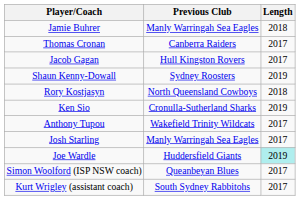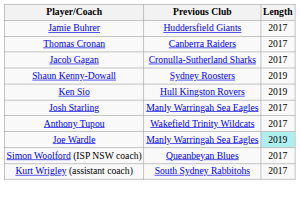(202, 28) Manly Warringah Sea Eagles -> (202, 28) Huddersfield Giants
(278, 28) 2018 -> (278, 28) 2017
(202, 60) Hull Kingston Rovers -> (202, 60) Cronulla-Sutherland Sharks
- row: (74, 92)
(202, 108) Cronulla-Sutherland Sharks -> (202, 92) Hull Kingston Rovers
rows swapped: (74, 140) <-> (74, 124)
(202, 156) Huddersfield Giants -> (202, 140) Manly Warringah Sea Eagles
